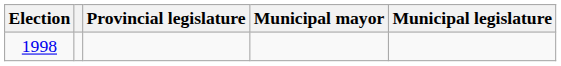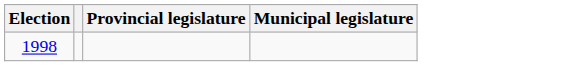- column: (319, 18)
